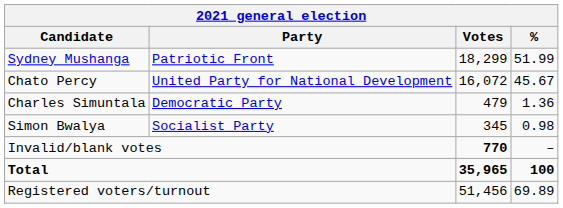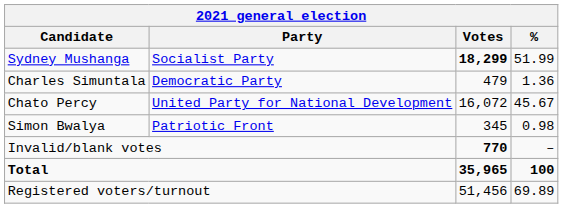(213, 60) Patriotic Front -> (213, 60) Socialist Party
(483, 60) normal -> (483, 60) bold
rows swapped: (52, 82) <-> (77, 104)
(213, 126) Socialist Party -> (213, 126) Patriotic Front
